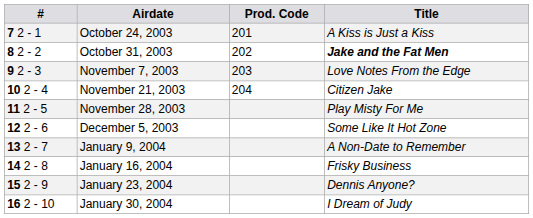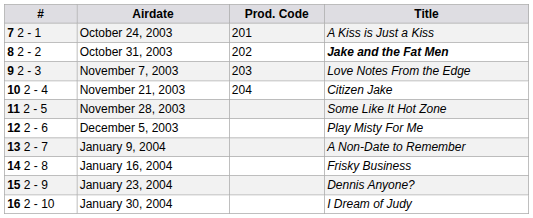(375, 109) Play Misty For Me -> (387, 109) Some Like It Hot Zone
(387, 128) Some Like It Hot Zone -> (375, 128) Play Misty For Me
